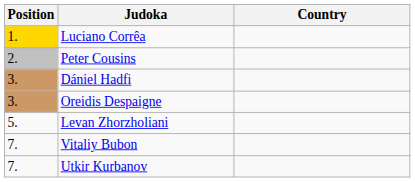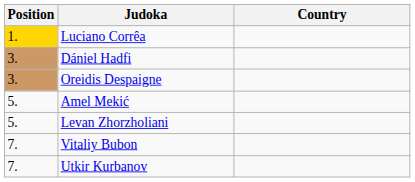- row: (98, 58)
+ row: (95, 101)
